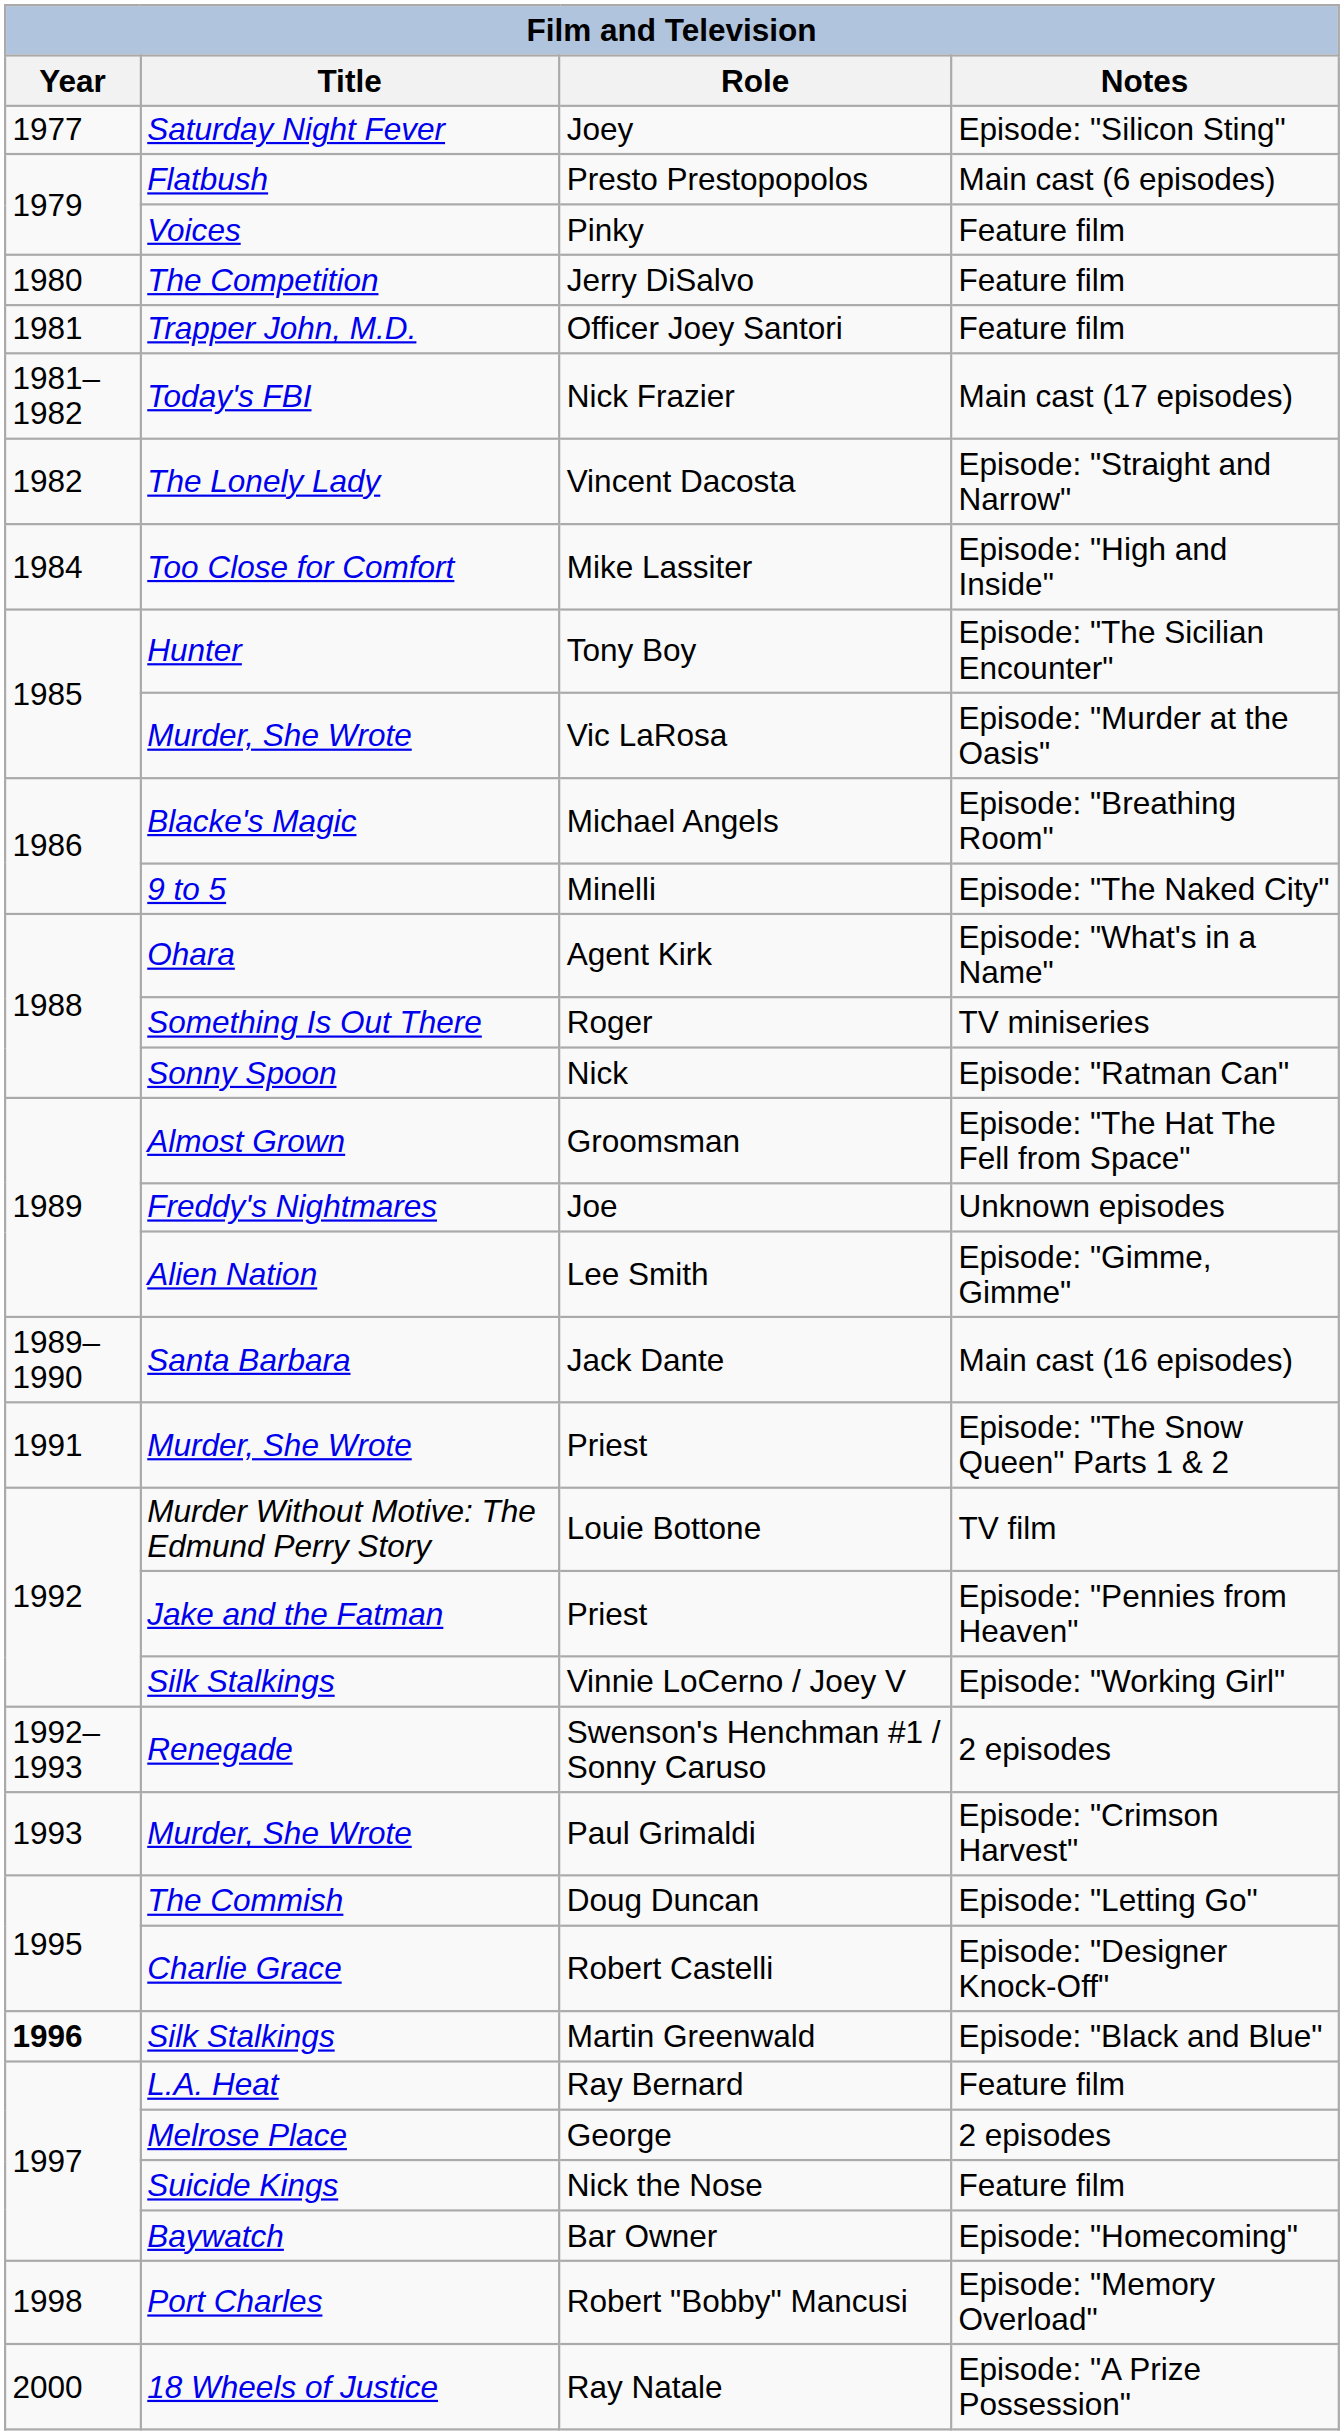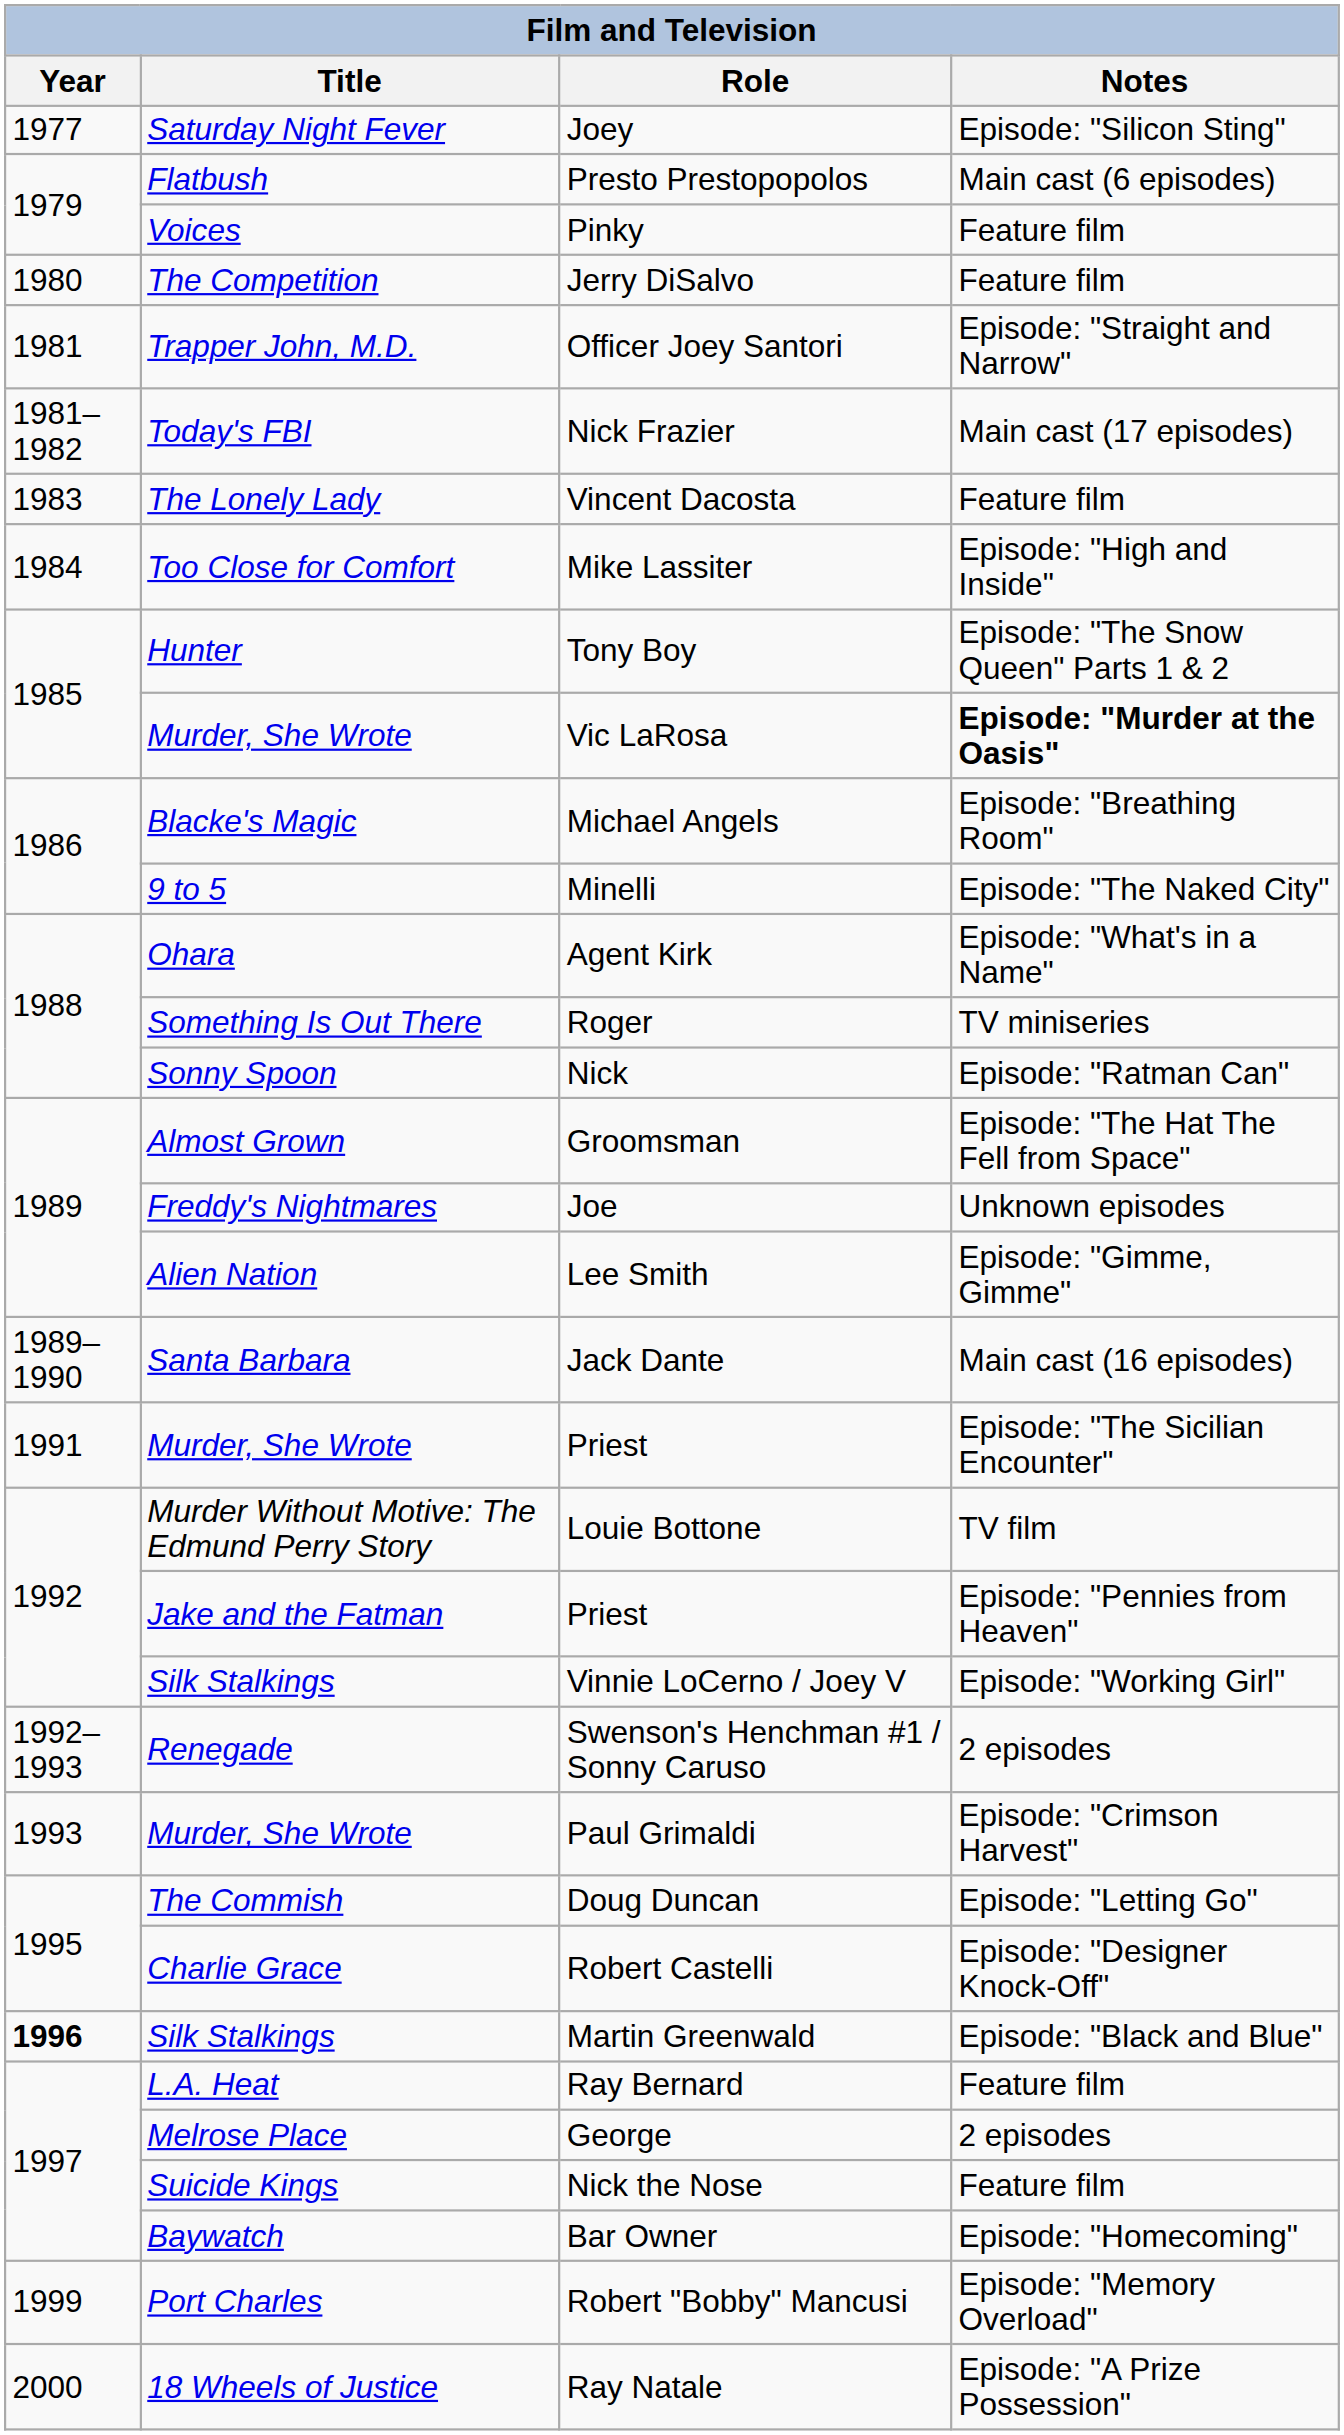(1042, 329) Feature film -> (1115, 347) Episode: "Straight and Narrow"
(48, 482) 1982 -> (48, 499) 1983
(1115, 482) Episode: "Straight and Narrow" -> (1042, 499) Feature film
(1111, 651) Episode: "The Sicilian Encounter" -> (1101, 651) Episode: "The Snow Queen" Parts 1 & 2
(1124, 736) normal -> (1137, 736) bold
(1101, 1445) Episode: "The Snow Queen" Parts 1 & 2 -> (1111, 1445) Episode: "The Sicilian Encounter"
(48, 2303) 1998 -> (48, 2303) 1999
